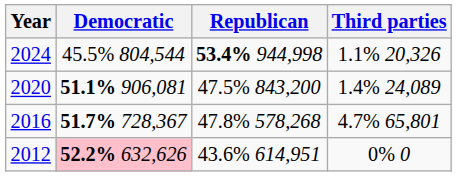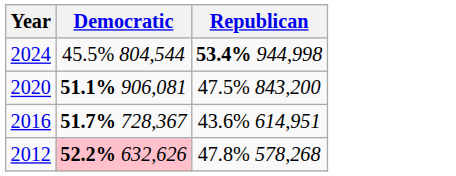- column: (389, 21)
(259, 121) 47.8% 578,268 -> (259, 121) 43.6% 614,951
(259, 154) 43.6% 614,951 -> (259, 154) 47.8% 578,268
